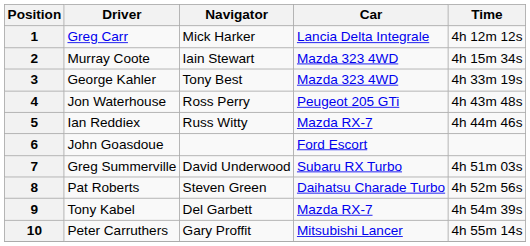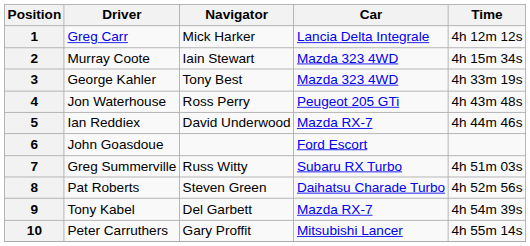(215, 123) Russ Witty -> (237, 123) David Underwood
(237, 166) David Underwood -> (215, 166) Russ Witty
